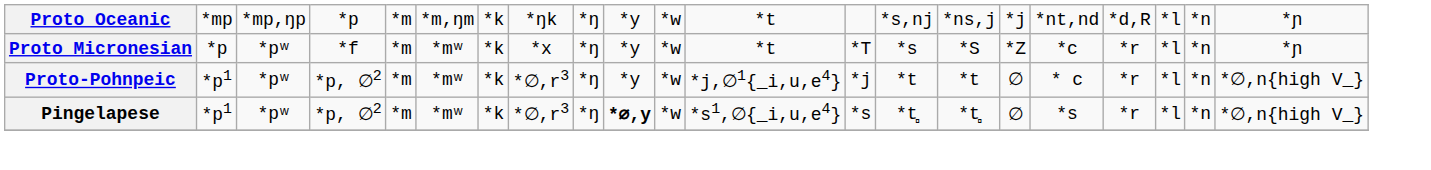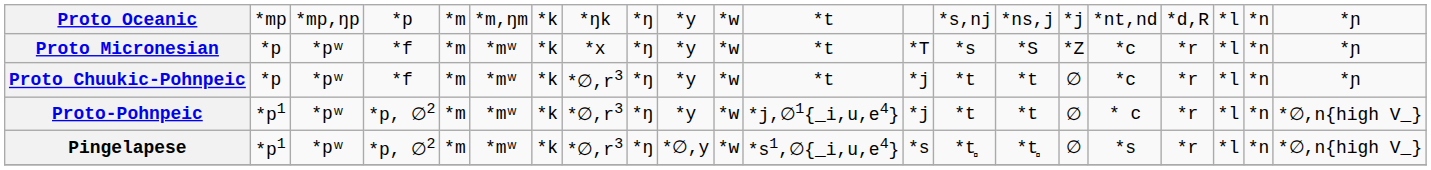+ row: (127, 80)
(629, 115) bold -> (685, 148) normal
